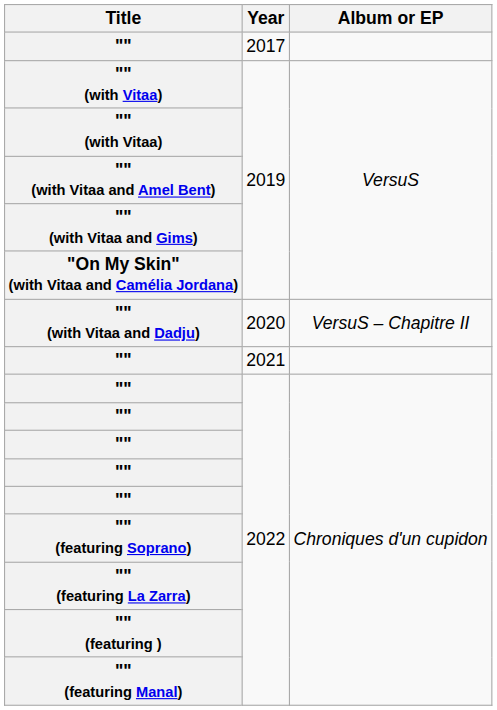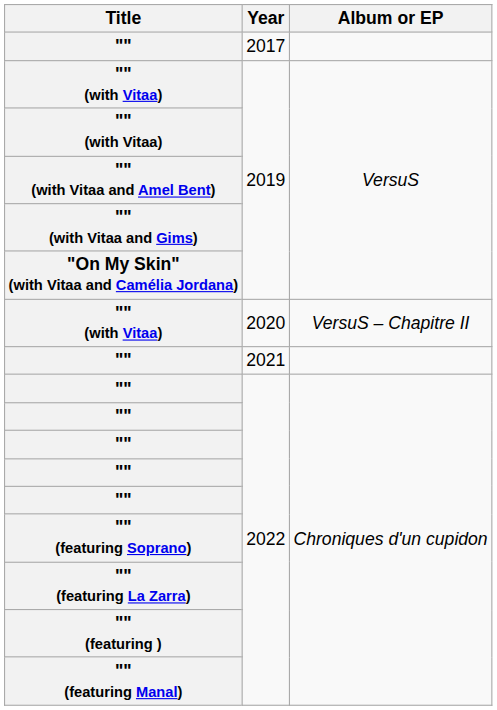(123, 322) "" (with Vitaa and Dadju) -> (123, 322) "" (with Vitaa)
